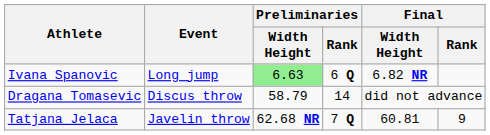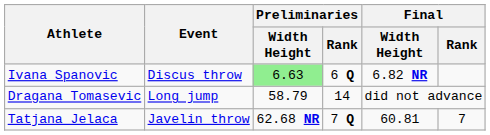(183, 75) Long jump -> (195, 75) Discus throw
(195, 97) Discus throw -> (183, 97) Long jump
(462, 119) 9 -> (462, 119) 7
